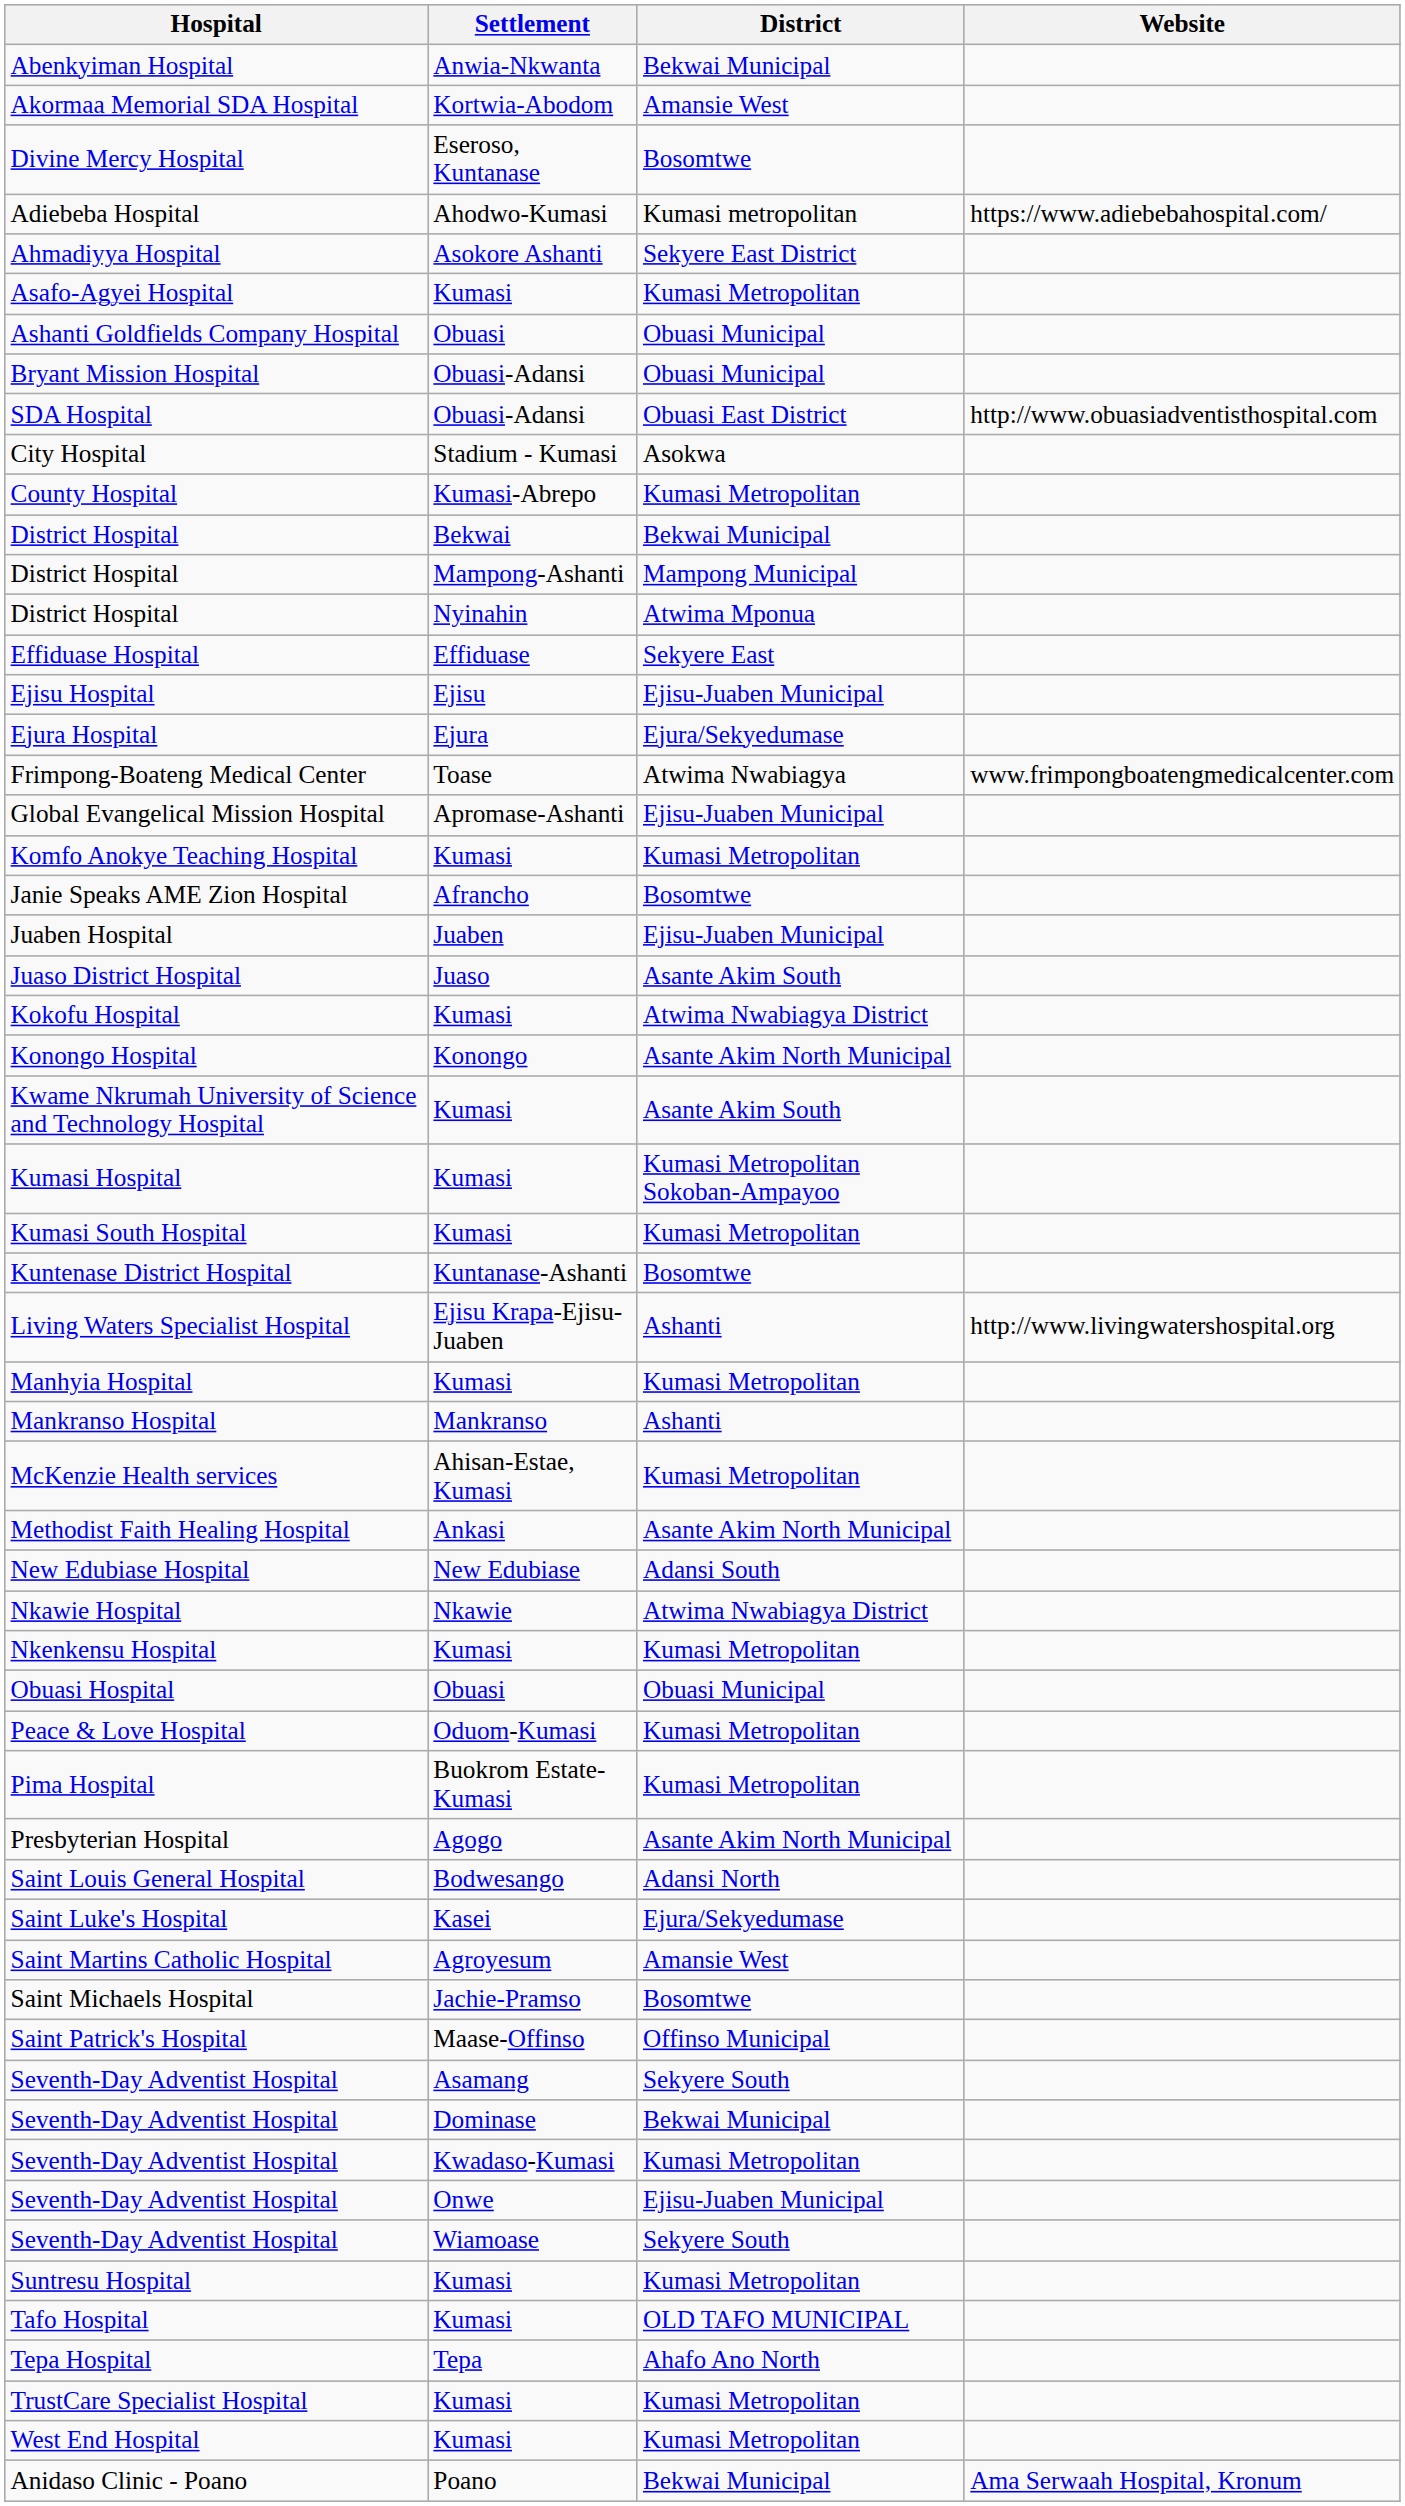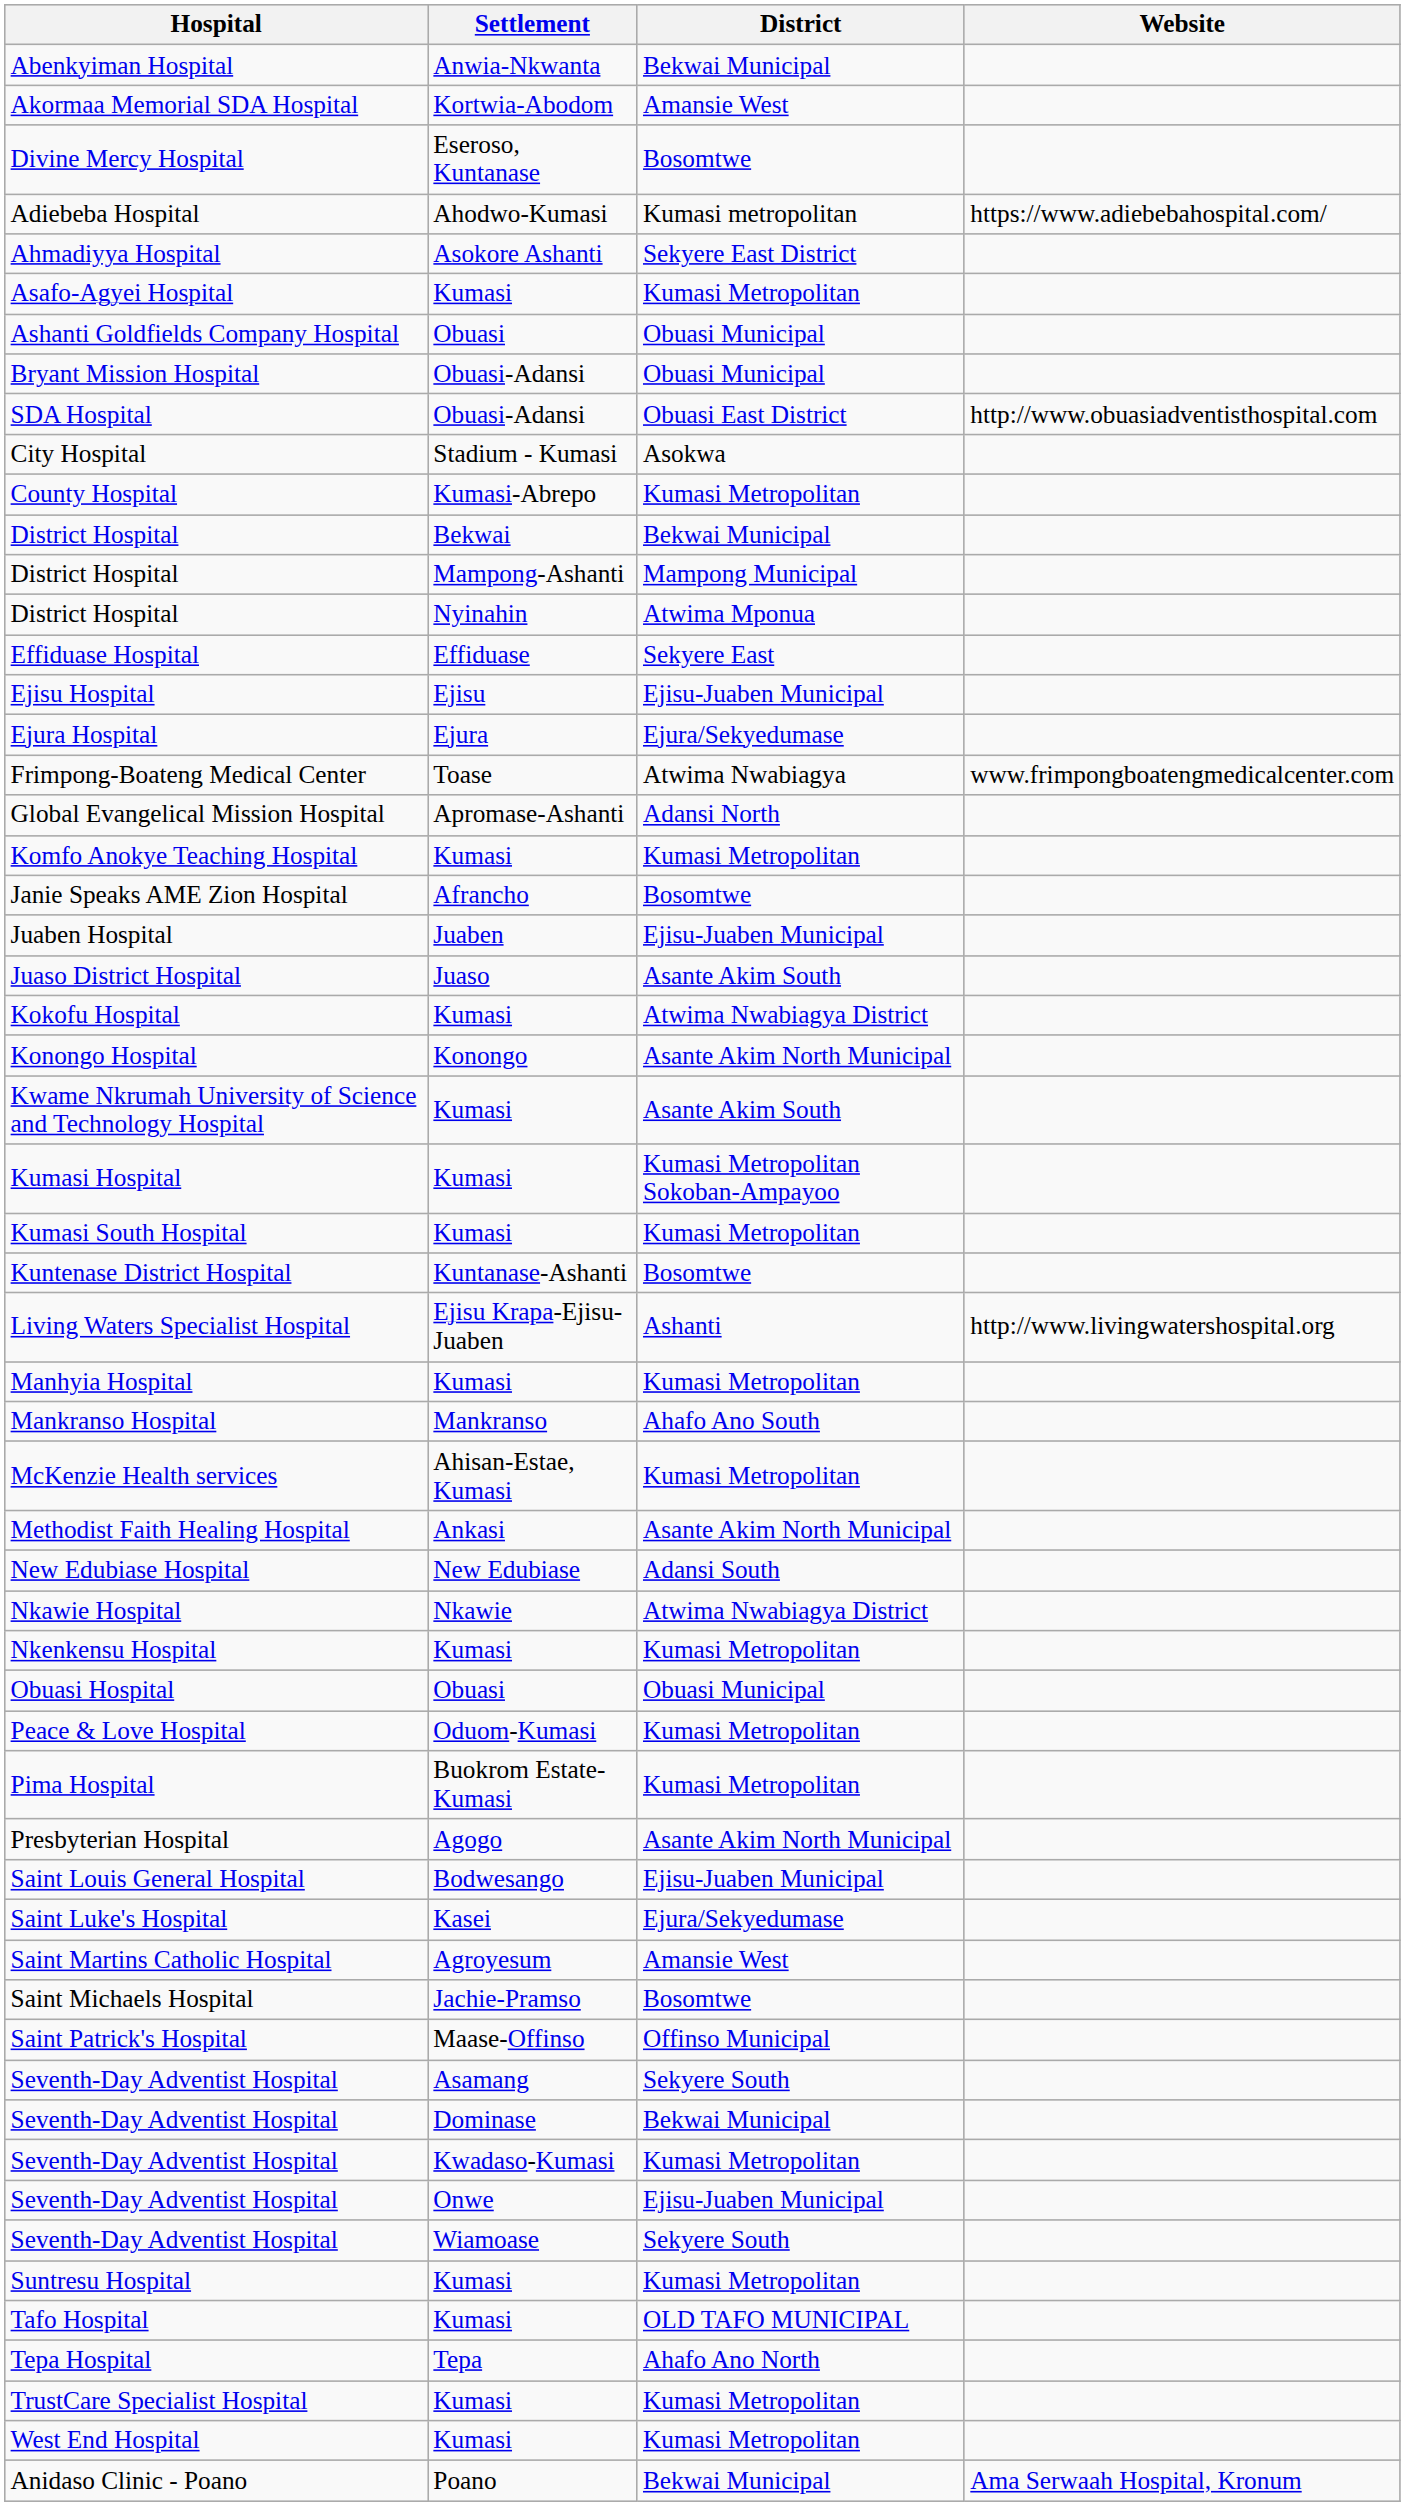(763, 814) Ejisu-Juaben Municipal -> (711, 814) Adansi North
(682, 1421) Ashanti -> (731, 1421) Ahafo Ano South
(711, 1879) Adansi North -> (763, 1879) Ejisu-Juaben Municipal
